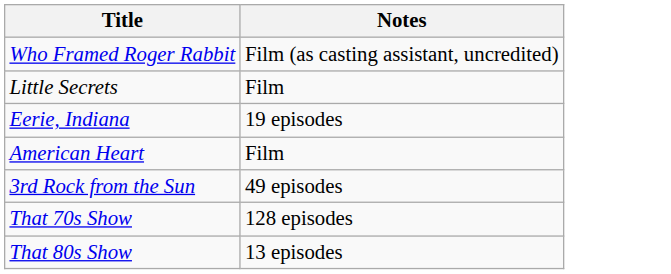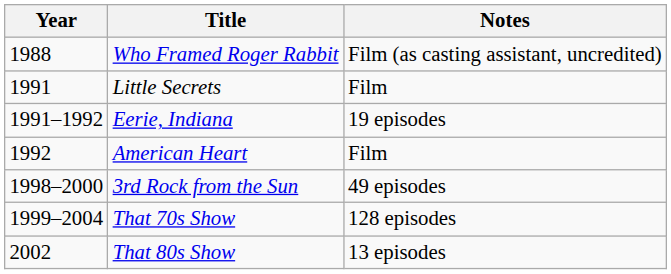+ column: (56, 20)
